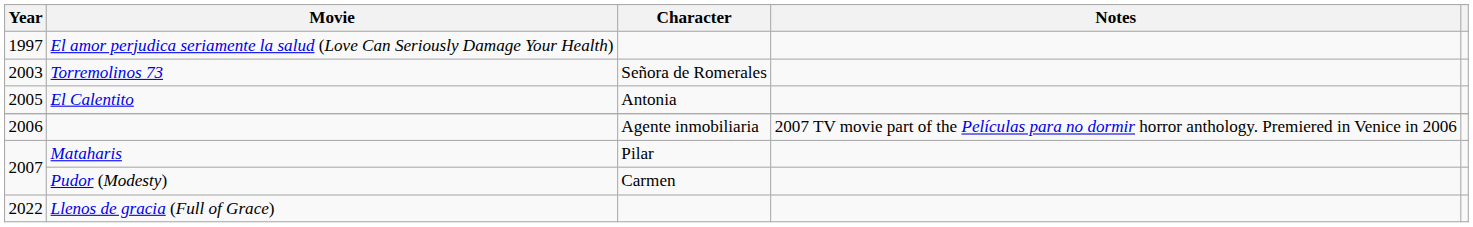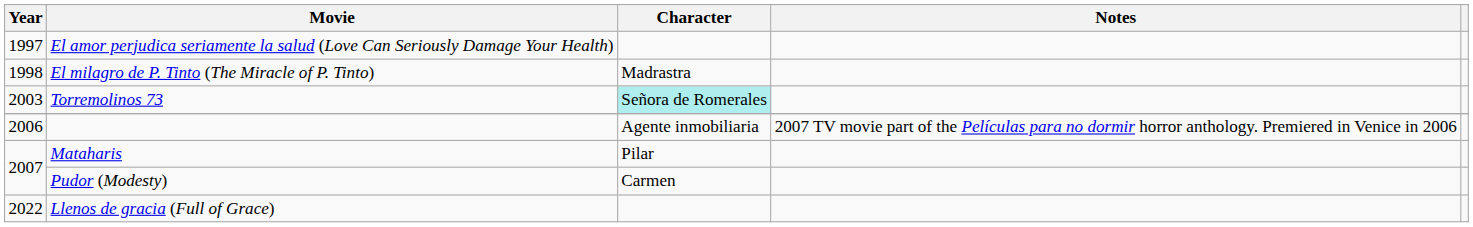+ row: (26, 72)
(694, 72) no background -> (694, 99) paleturquoise background
- row: (26, 99)
